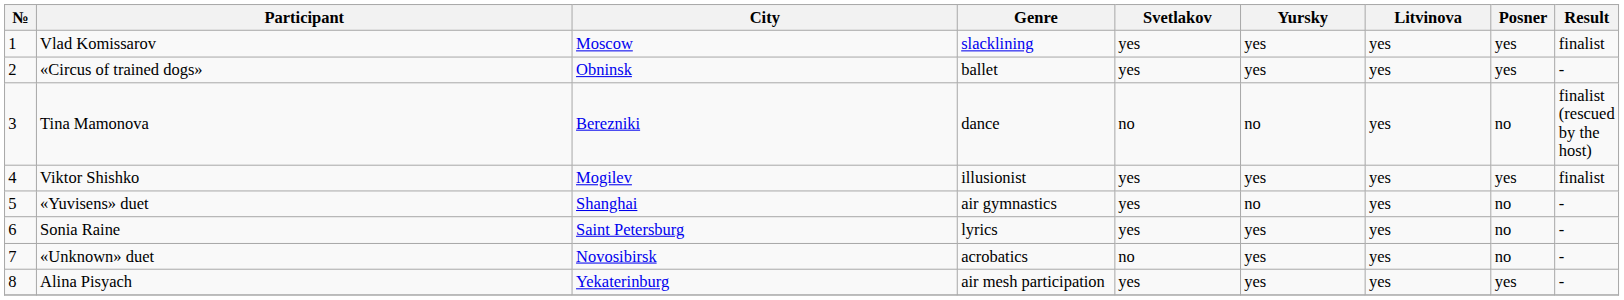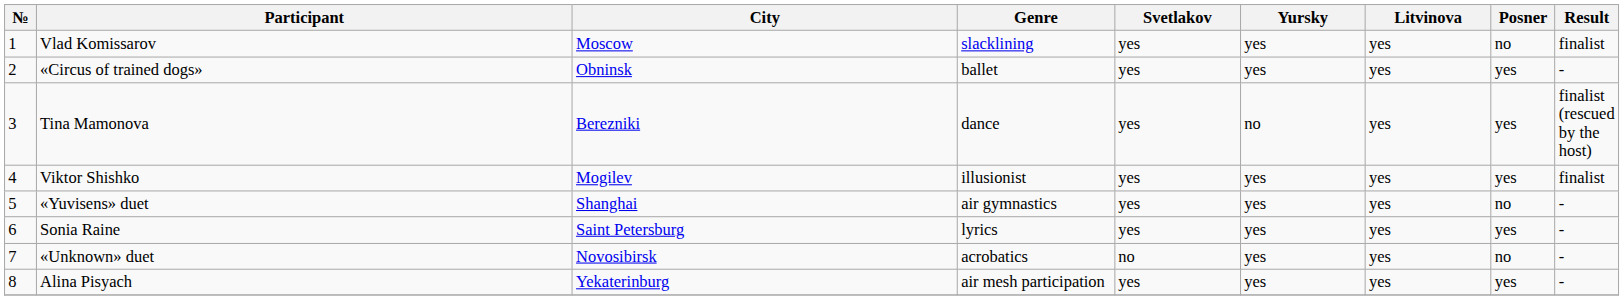(1506, 43) yes -> (1503, 43) no
(1126, 123) no -> (1129, 123) yes
(1503, 123) no -> (1506, 123) yes
(1252, 203) no -> (1255, 203) yes
(1503, 230) no -> (1506, 230) yes
